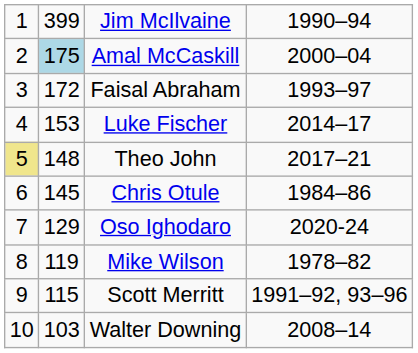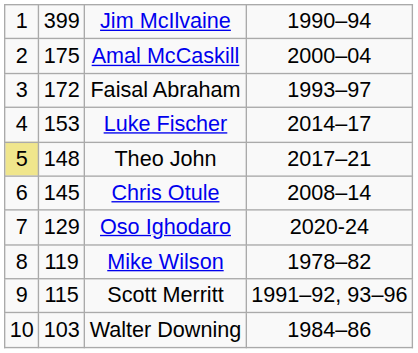(62, 55) lightblue background -> (62, 55) no background
(329, 192) 1984–86 -> (329, 192) 2008–14
(329, 329) 2008–14 -> (329, 329) 1984–86
